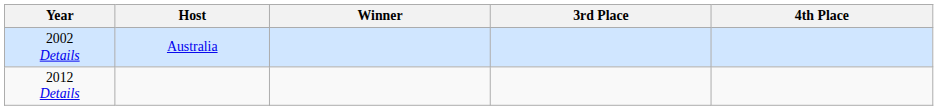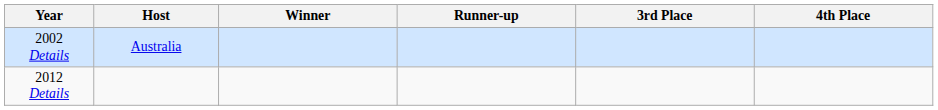+ column: (486, 16)
